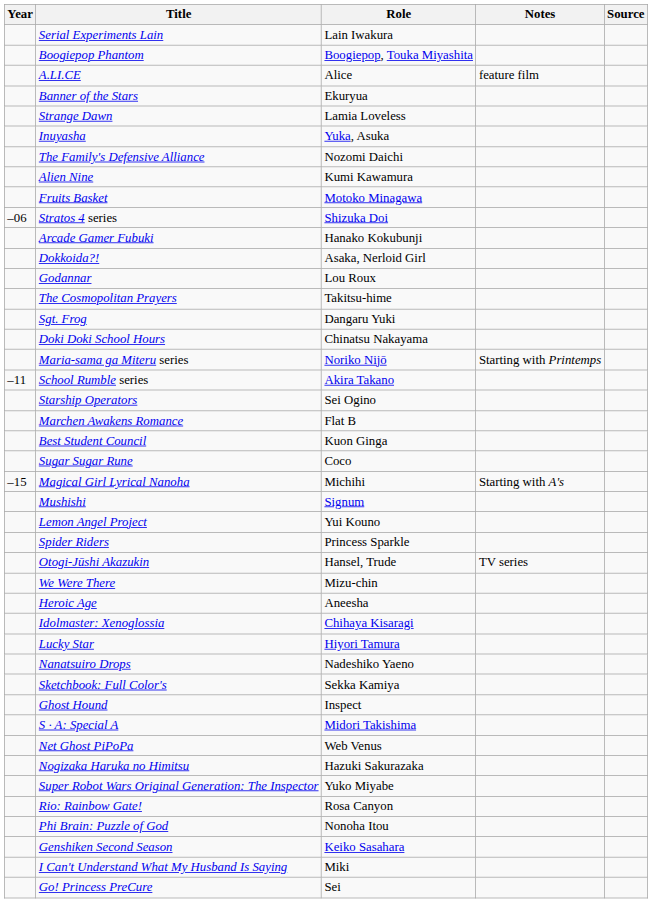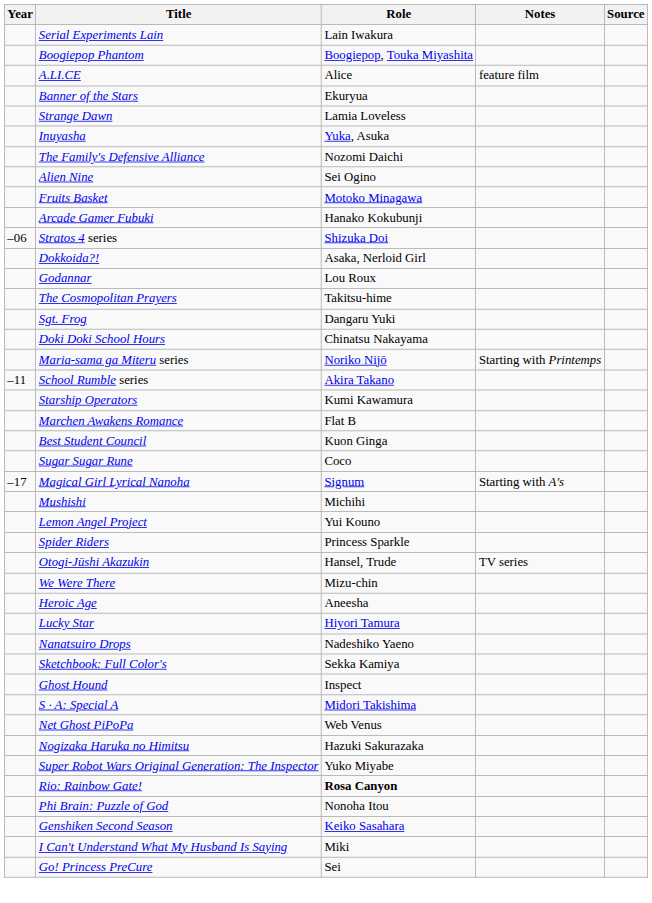(369, 177) Kumi Kawamura -> (350, 177) Sei Ogino
rows swapped: (96, 237) <-> (78, 217)
(350, 400) Sei Ogino -> (369, 400) Kumi Kawamura
(17, 481) –15 -> (17, 481) –17
(345, 481) Michihi -> (344, 481) Signum
(344, 501) Signum -> (345, 501) Michihi
- row: (102, 623)
(359, 806) normal -> (361, 786) bold
